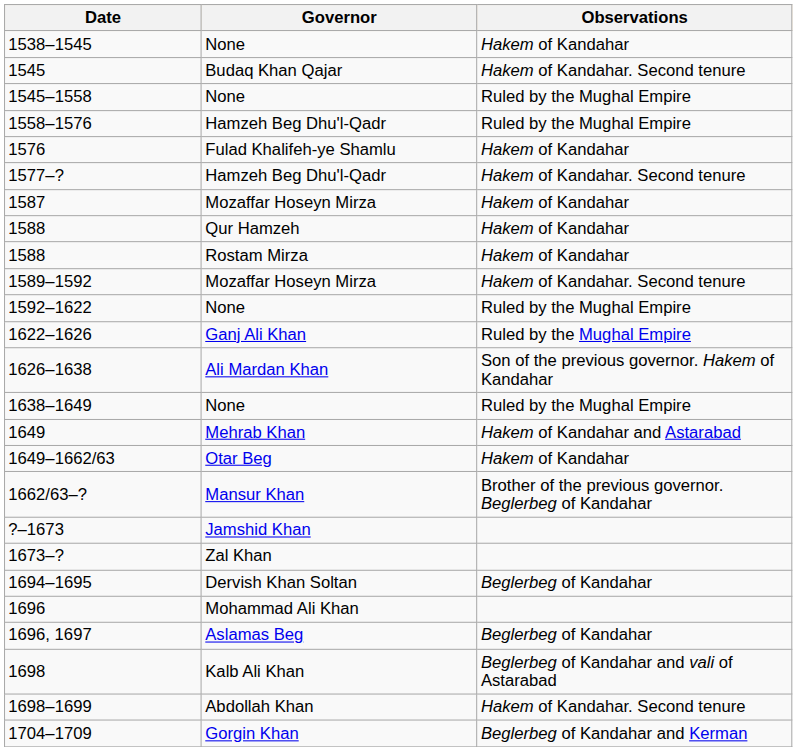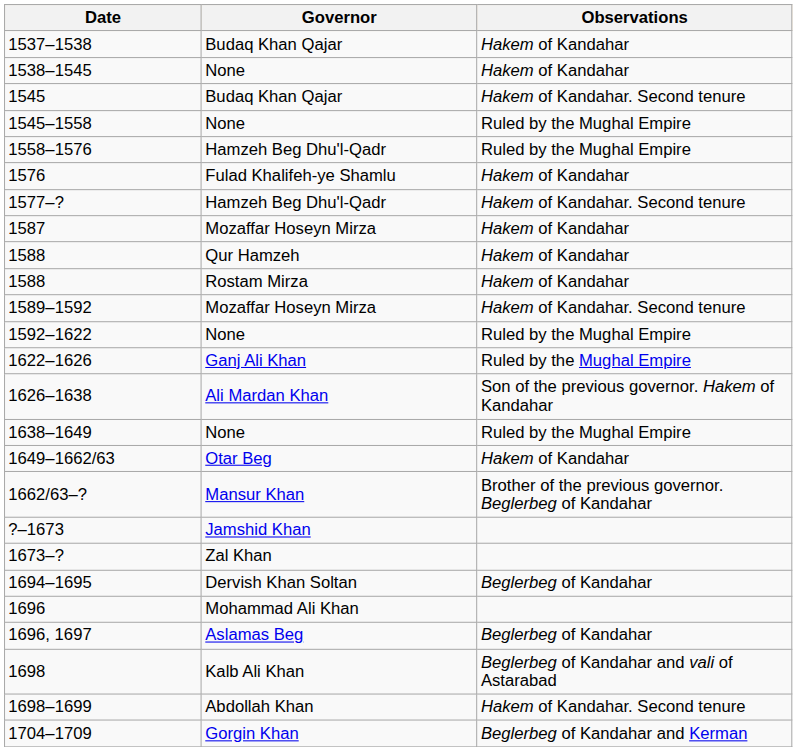+ row: (50, 44)
- row: (27, 432)
